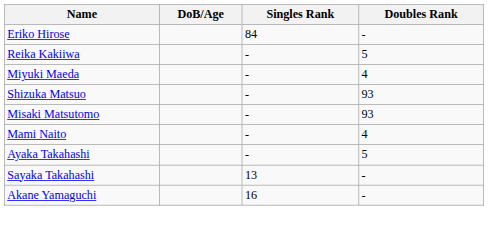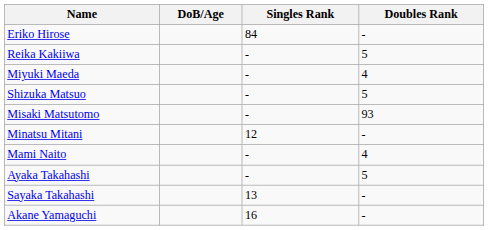(367, 94) 93 -> (364, 94) 5
+ row: (45, 135)
